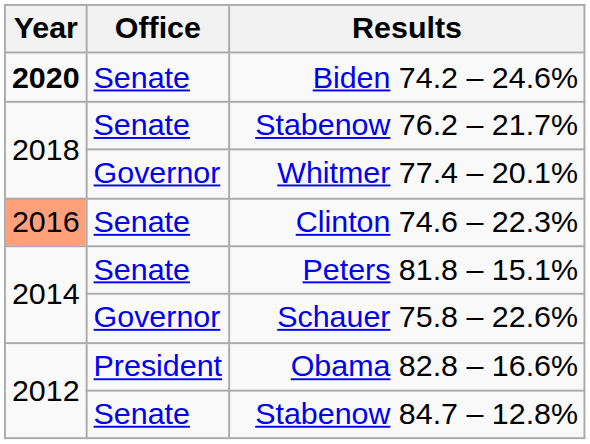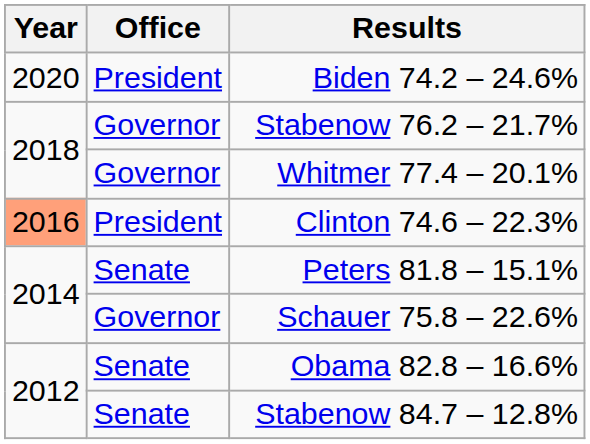(46, 76) bold -> (46, 76) normal
(142, 76) Senate -> (158, 76) President
(142, 125) Senate -> (157, 125) Governor
(142, 221) Senate -> (158, 221) President
(158, 366) President -> (142, 366) Senate
